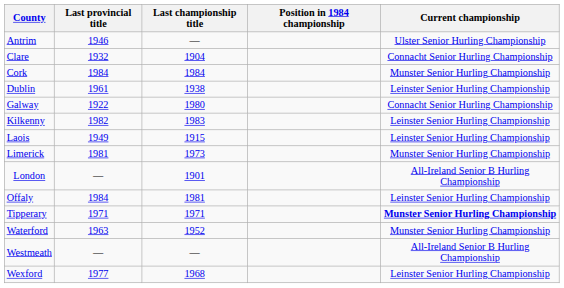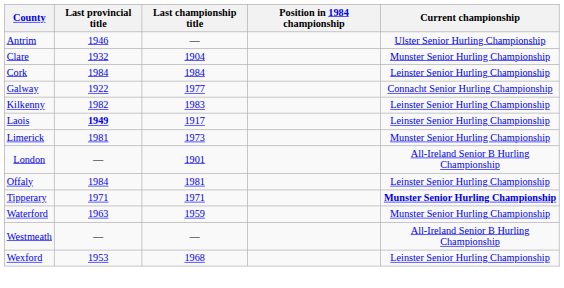(470, 56) Connacht Senior Hurling Championship -> (470, 56) Munster Senior Hurling Championship
(470, 72) Munster Senior Hurling Championship -> (470, 72) Leinster Senior Hurling Championship
- row: (21, 89)
(195, 105) 1980 -> (195, 89) 1977
(98, 137) normal -> (98, 121) bold
(195, 137) 1915 -> (195, 121) 1917
(195, 230) 1952 -> (195, 214) 1959
(98, 274) 1977 -> (98, 258) 1953
